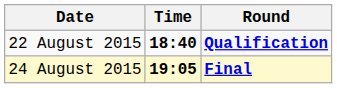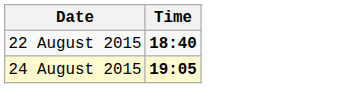- column: (266, 18)
